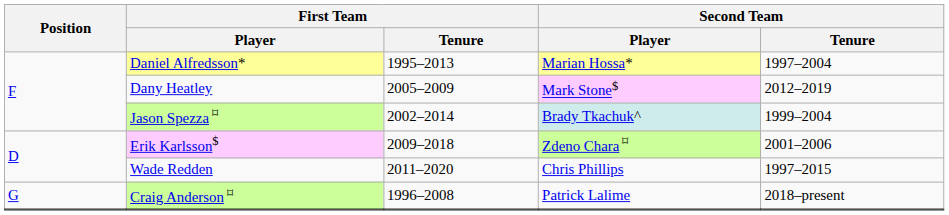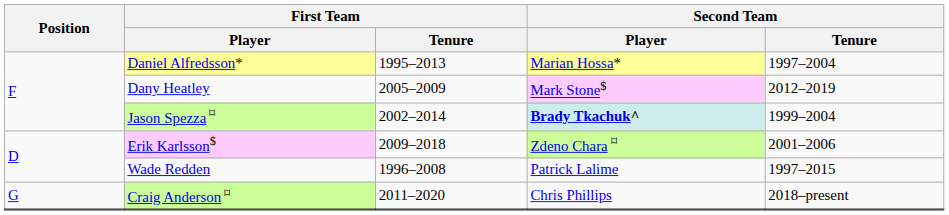(592, 116) normal -> (585, 116) bold
(420, 169) 2011–2020 -> (412, 169) 1996–2008
(583, 169) Chris Phillips -> (574, 169) Patrick Lalime
(420, 195) 1996–2008 -> (412, 195) 2011–2020
(586, 195) Patrick Lalime -> (571, 195) Chris Phillips
